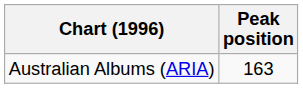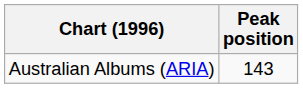(258, 68) 163 -> (258, 68) 143
